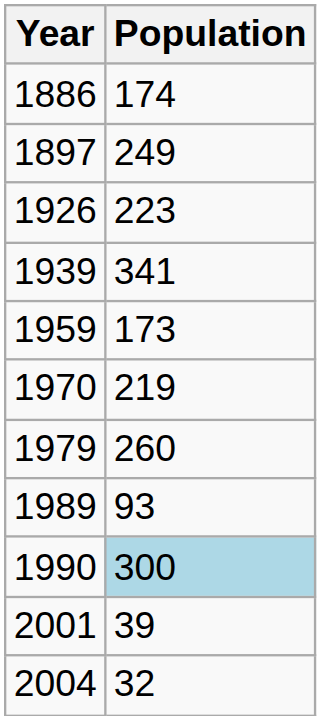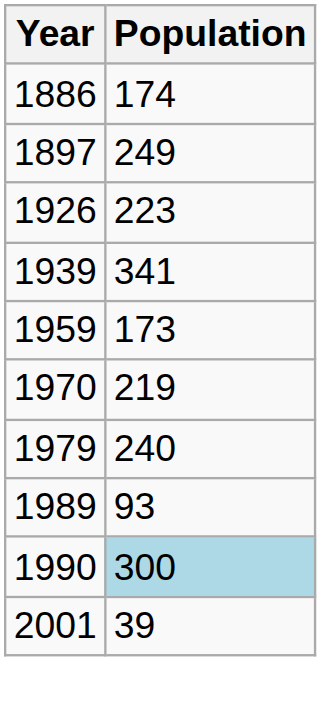(145, 447) 260 -> (145, 447) 240
- row: (55, 684)
